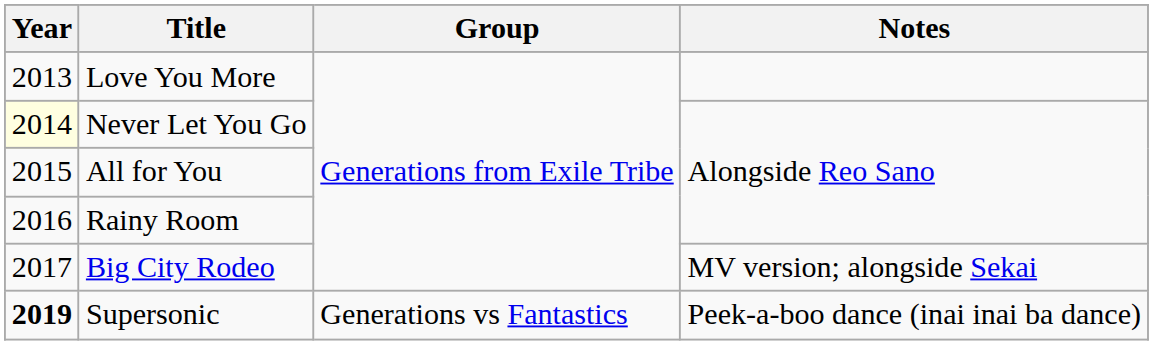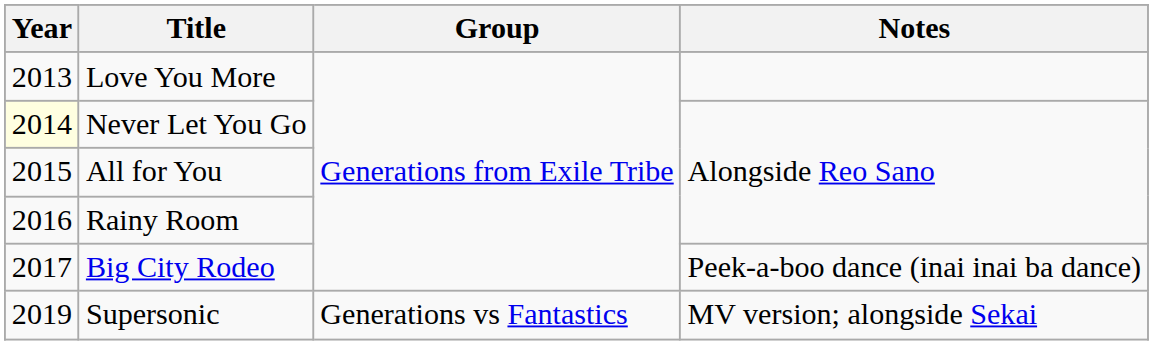(862, 266) MV version; alongside Sekai -> (914, 266) Peek-a-boo dance (inai inai ba dance)
(42, 314) bold -> (42, 314) normal
(914, 314) Peek-a-boo dance (inai inai ba dance) -> (862, 314) MV version; alongside Sekai
